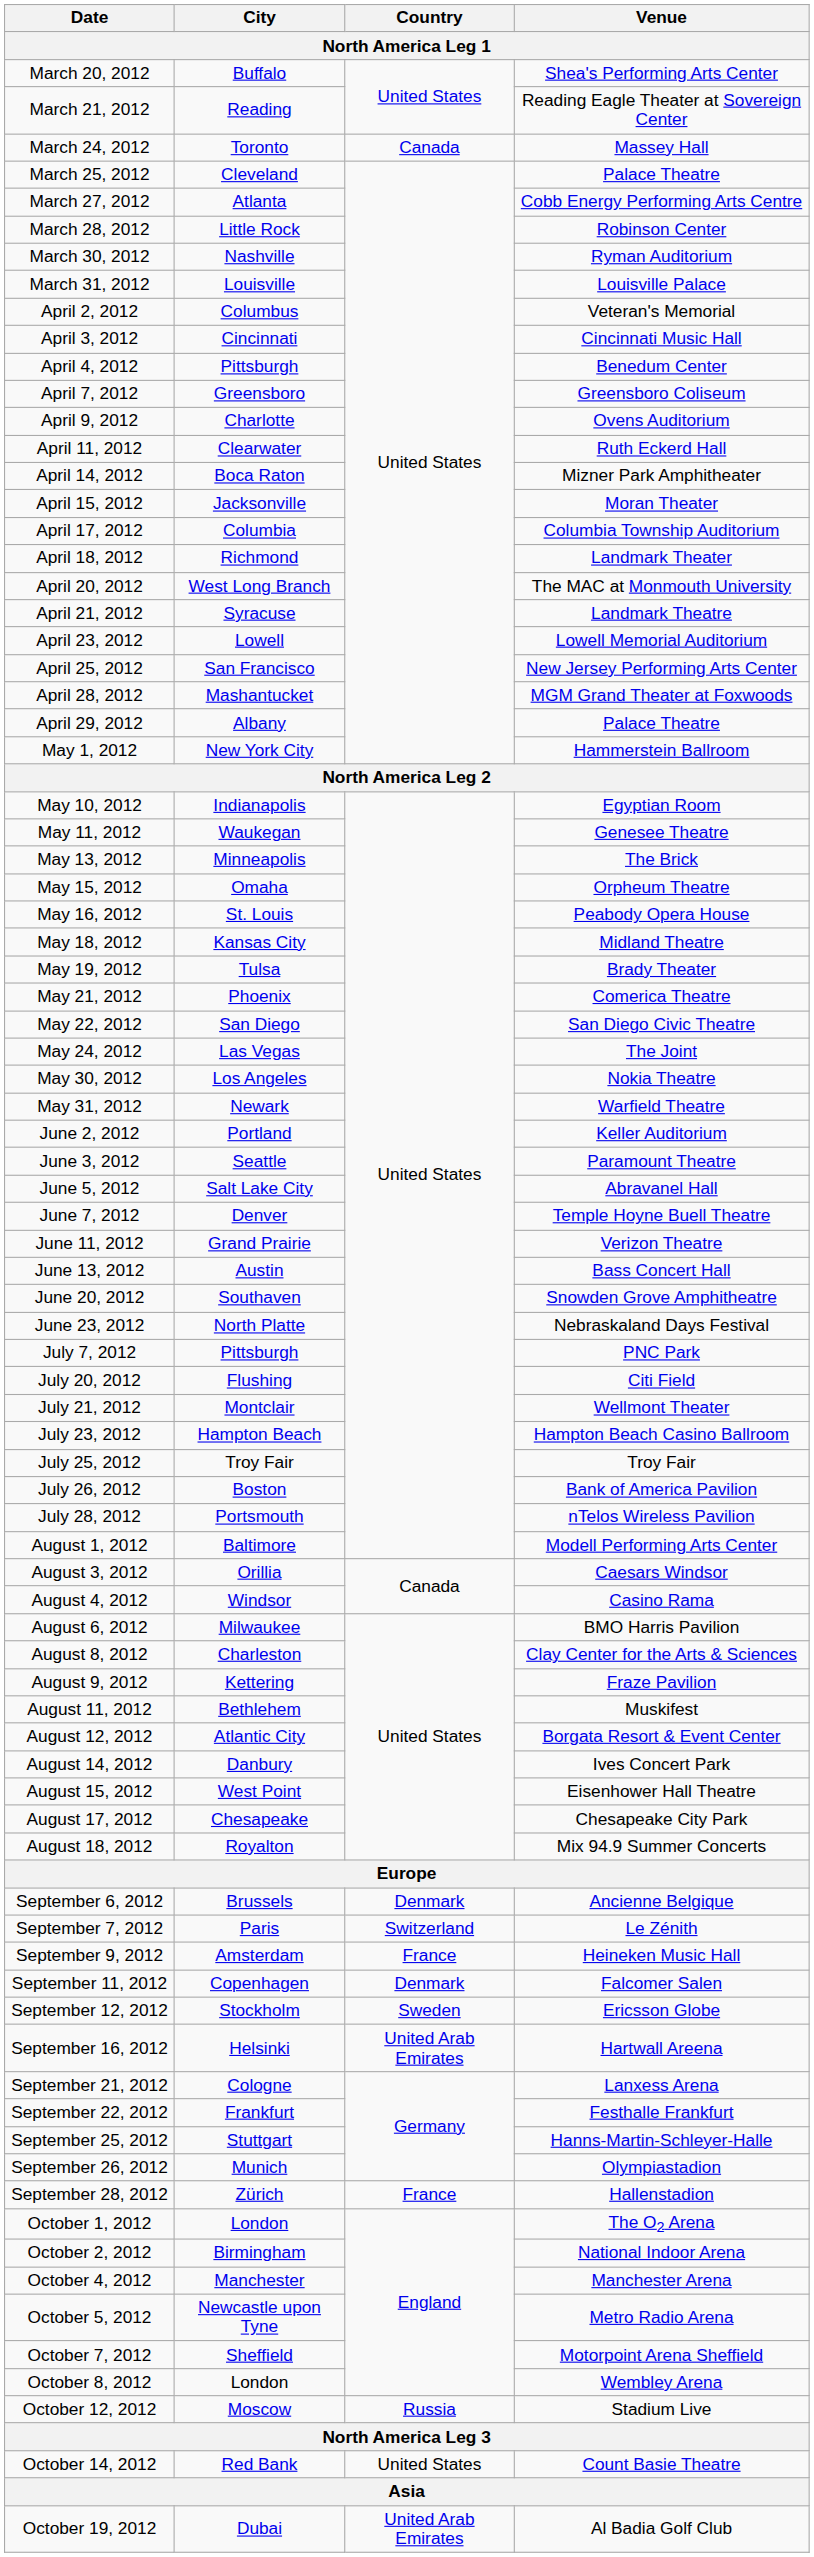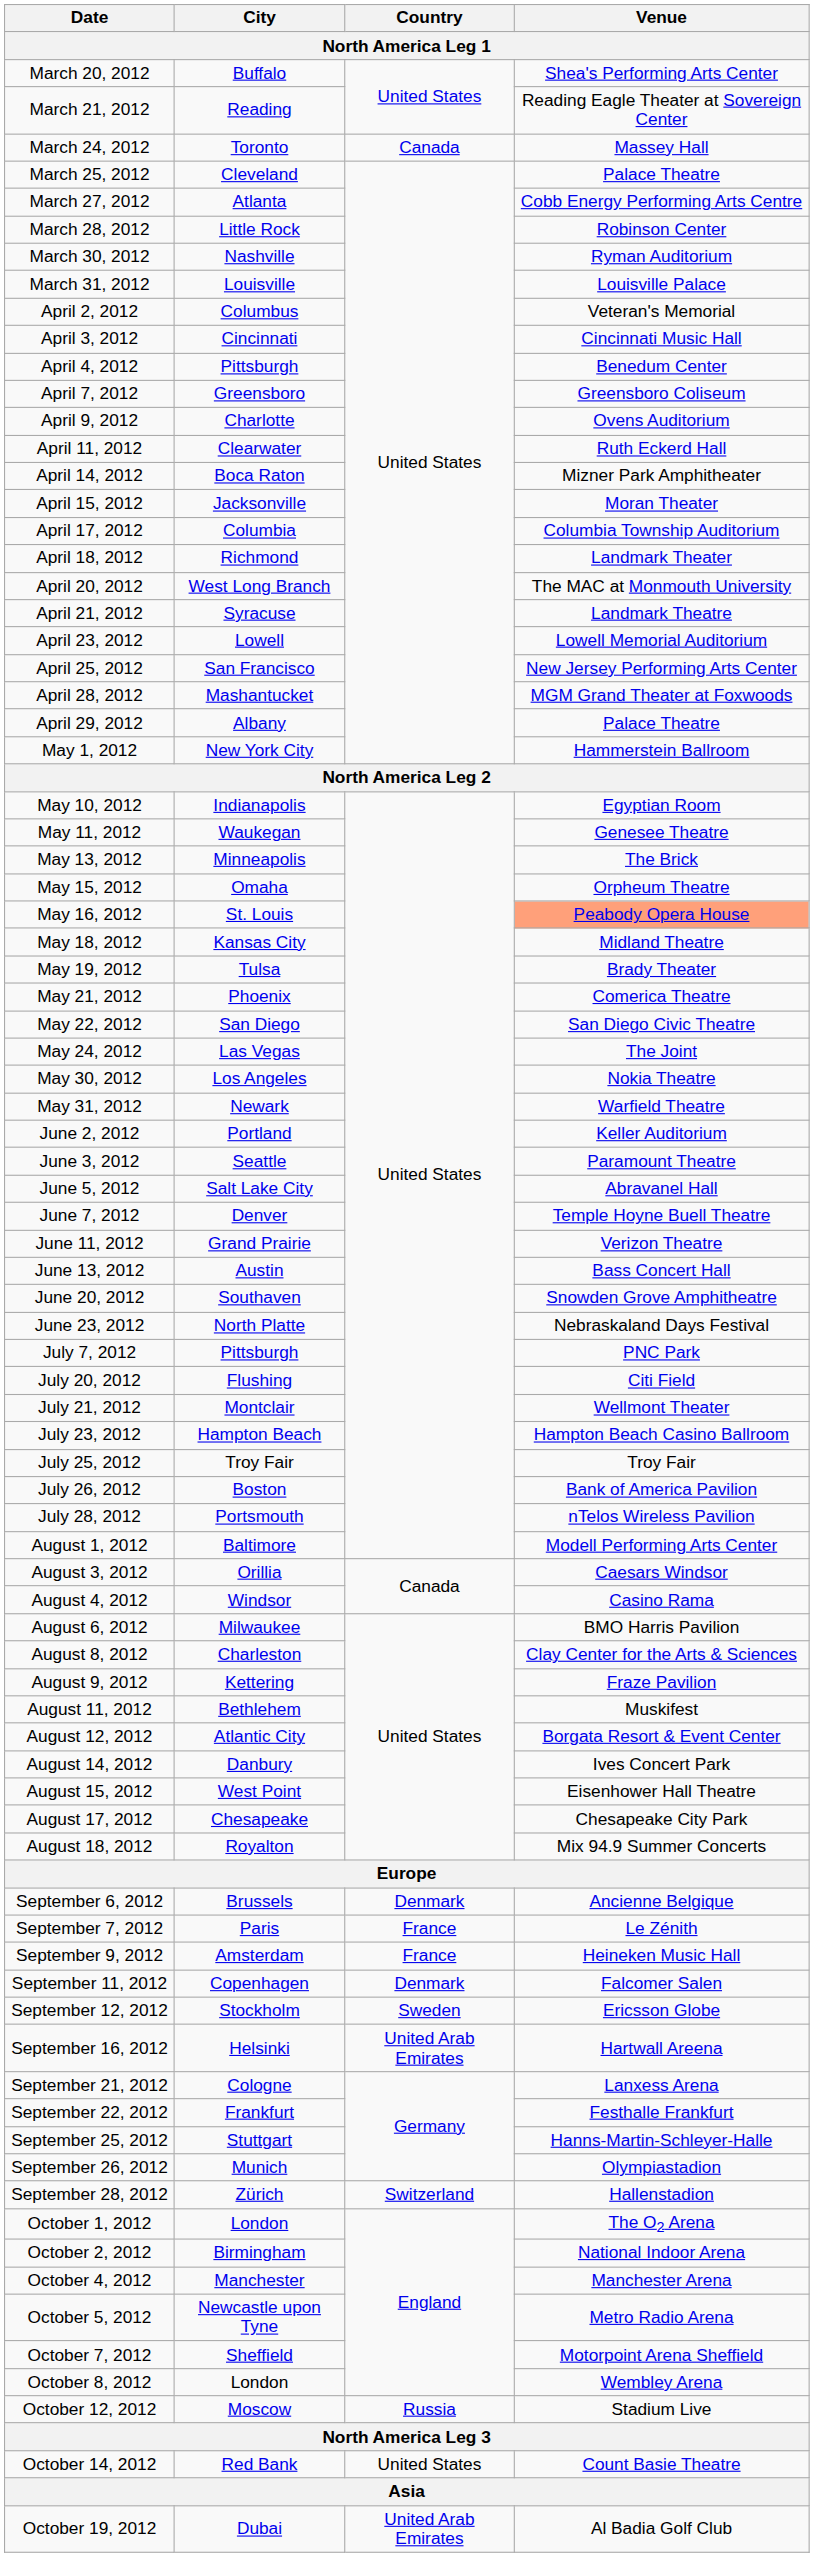(662, 914) no background -> (662, 914) lightsalmon background
(429, 1928) Switzerland -> (429, 1928) France
(429, 2194) France -> (429, 2194) Switzerland
